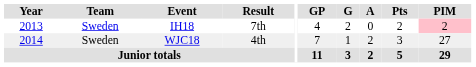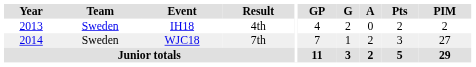(258, 26) 7th -> (258, 26) 4th
(445, 26) pink background -> (445, 26) no background
(258, 40) 4th -> (258, 40) 7th
